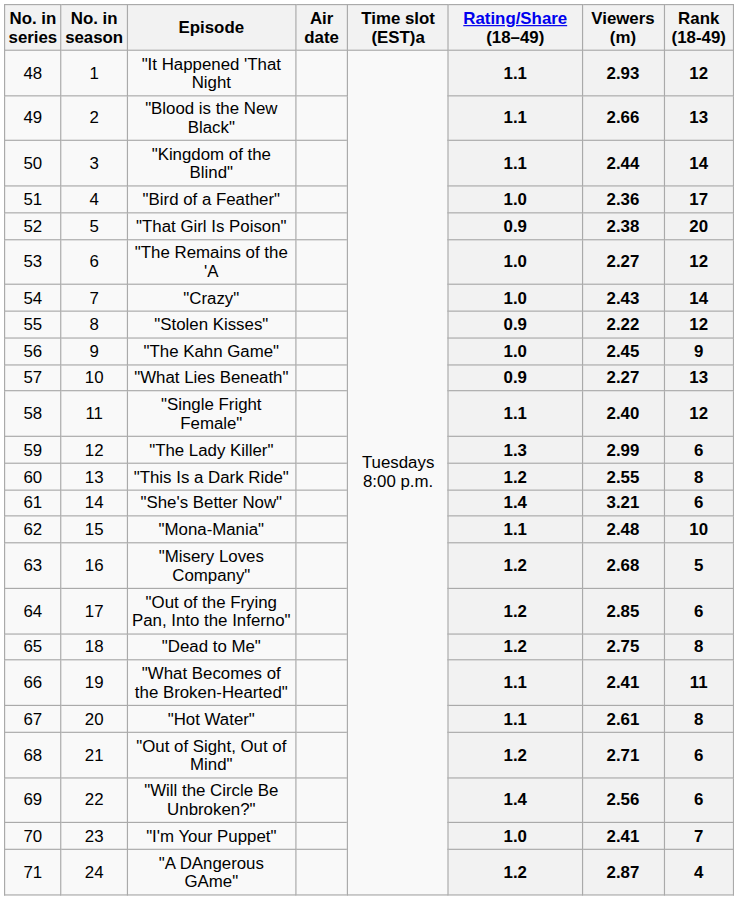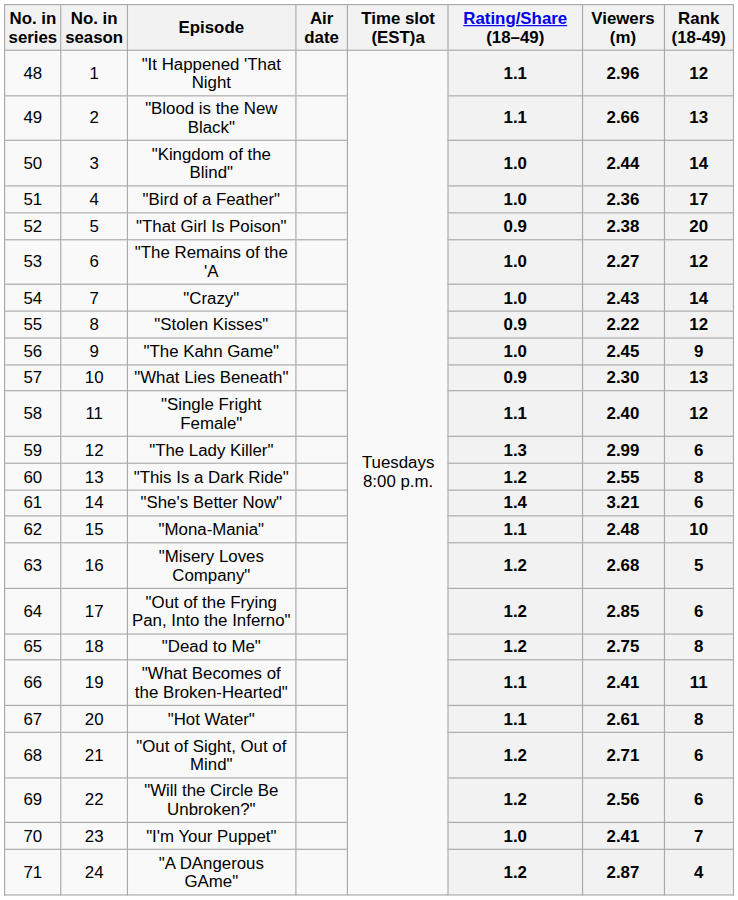(623, 73) 2.93 -> (623, 73) 2.96
(515, 164) 1.1 -> (515, 164) 1.0
(623, 378) 2.27 -> (623, 378) 2.30
(515, 800) 1.4 -> (515, 800) 1.2
